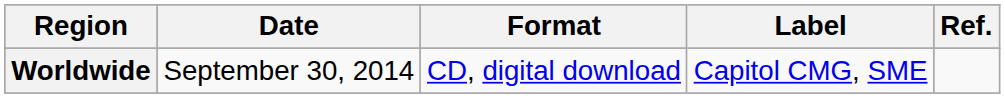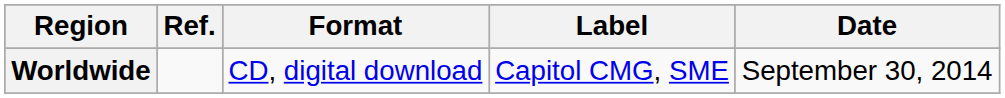columns swapped: (289, 26) <-> (966, 26)
